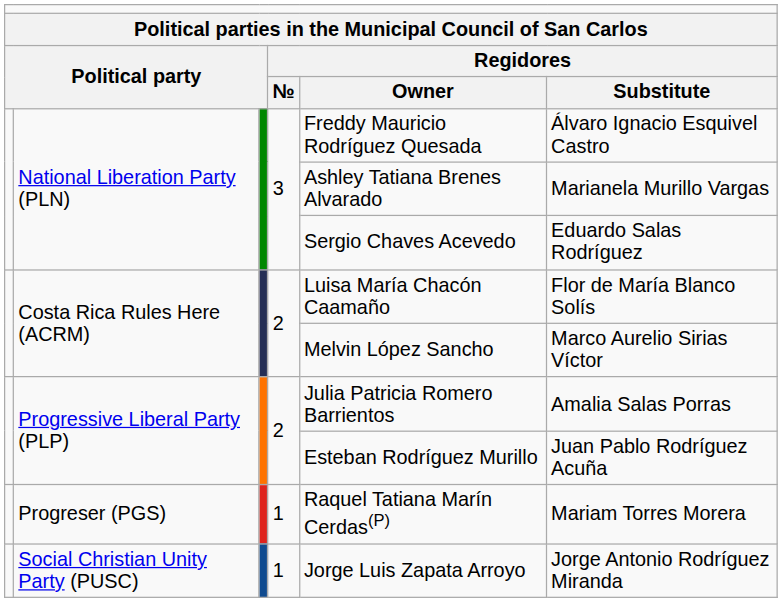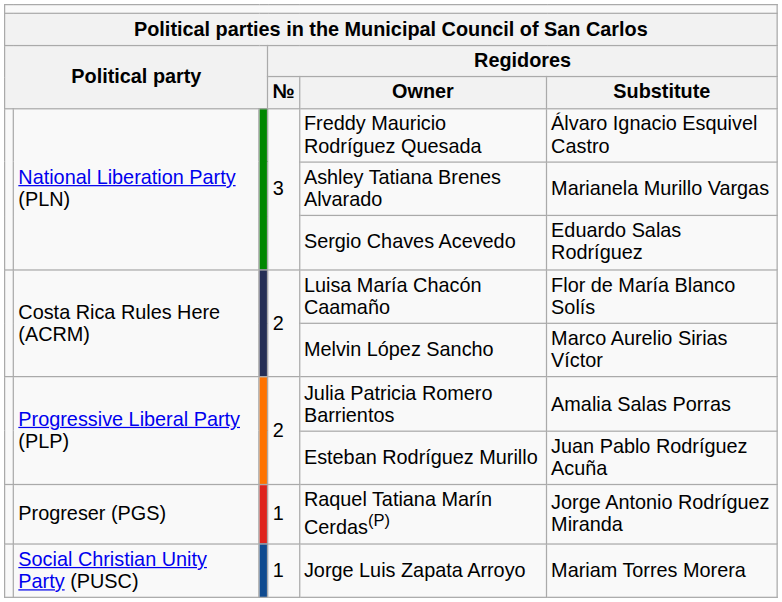(648, 514) Mariam Torres Morera -> (660, 514) Jorge Antonio Rodríguez Miranda
(660, 570) Jorge Antonio Rodríguez Miranda -> (648, 570) Mariam Torres Morera
